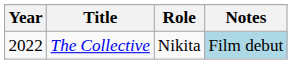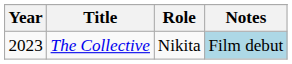(26, 45) 2022 -> (26, 45) 2023
